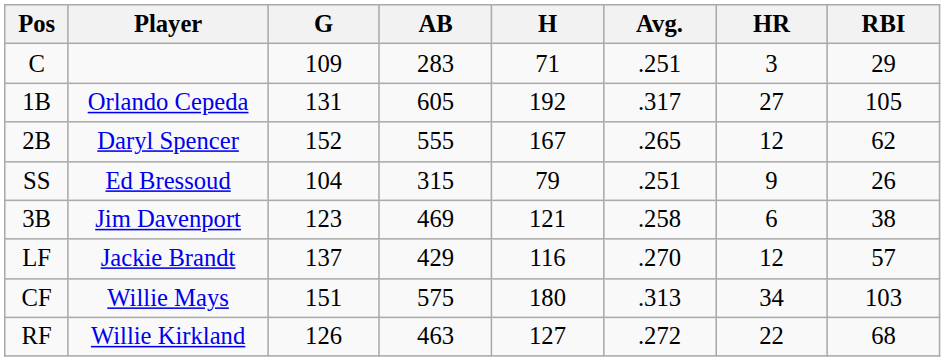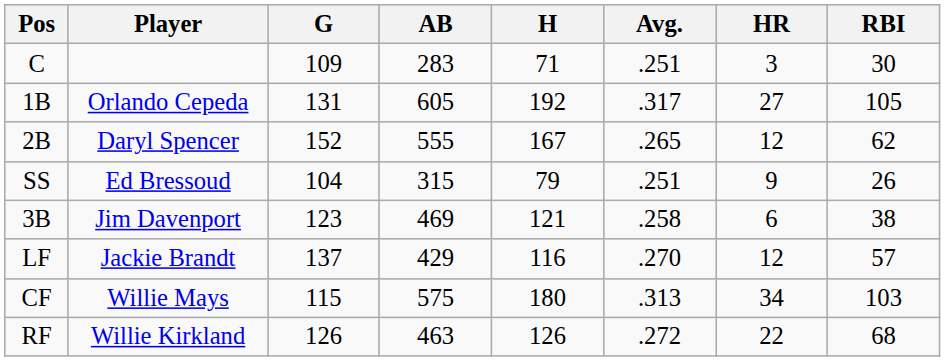(883, 63) 29 -> (883, 63) 30
(324, 297) 151 -> (324, 297) 115
(548, 336) 127 -> (548, 336) 126
